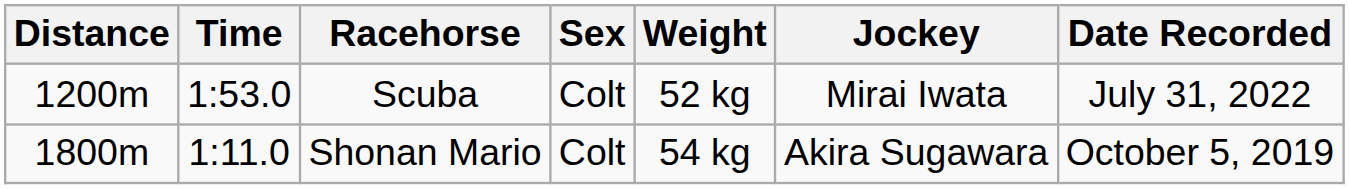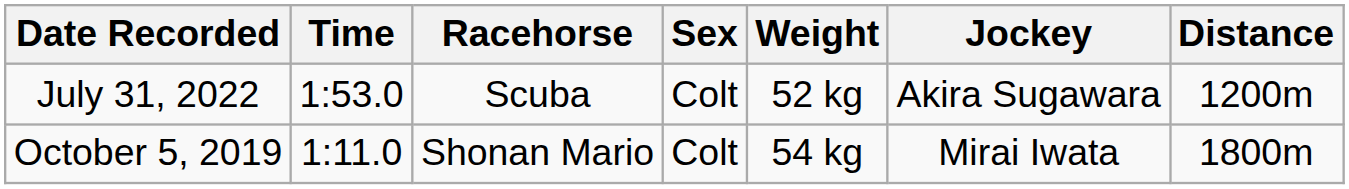columns swapped: (92, 34) <-> (1200, 34)
(916, 93) Mirai Iwata -> (1029, 93) Akira Sugawara
(916, 152) Akira Sugawara -> (1029, 152) Mirai Iwata
